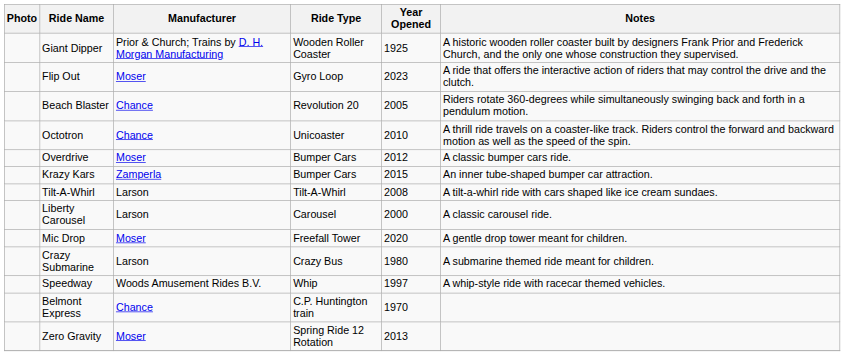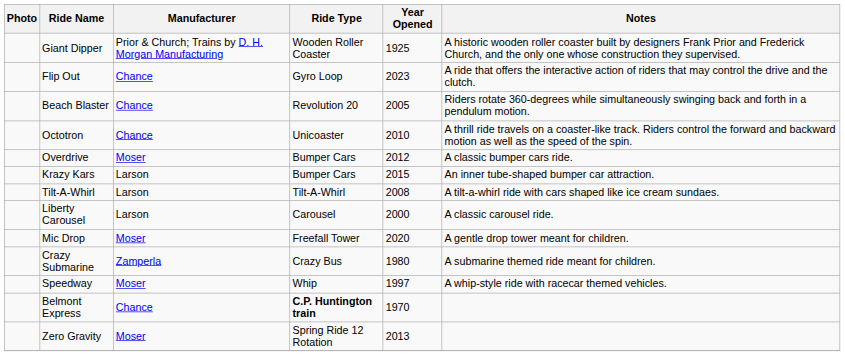(131, 77) Moser -> (134, 77) Chance
(139, 175) Zamperla -> (132, 175) Larson
(132, 261) Larson -> (139, 261) Zamperla
(189, 284) Woods Amusement Rides B.V. -> (131, 284) Moser
(330, 307) normal -> (332, 307) bold
